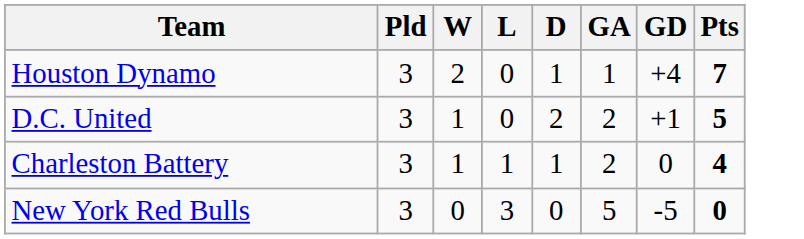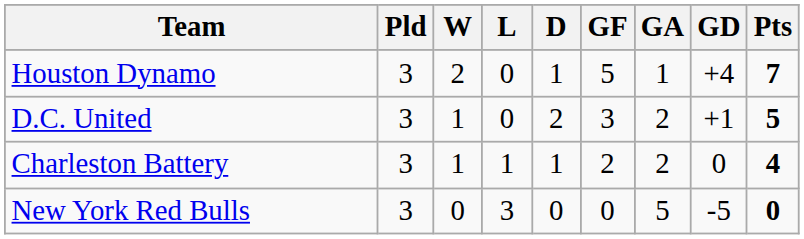+ column: (608, 27)
